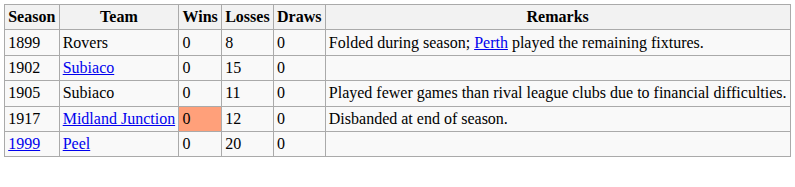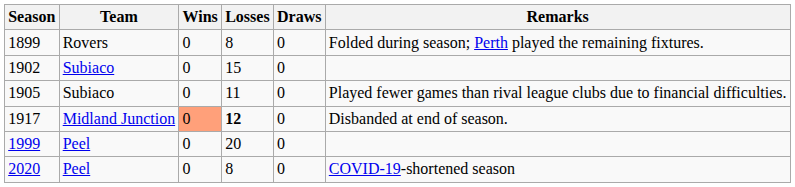(233, 118) normal -> (233, 118) bold
+ row: (24, 169)
